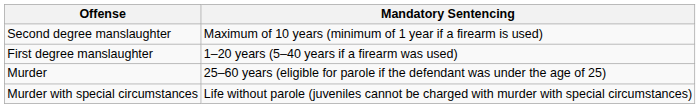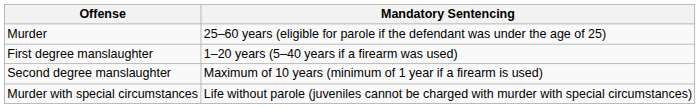rows swapped: (89, 34) <-> (27, 73)
